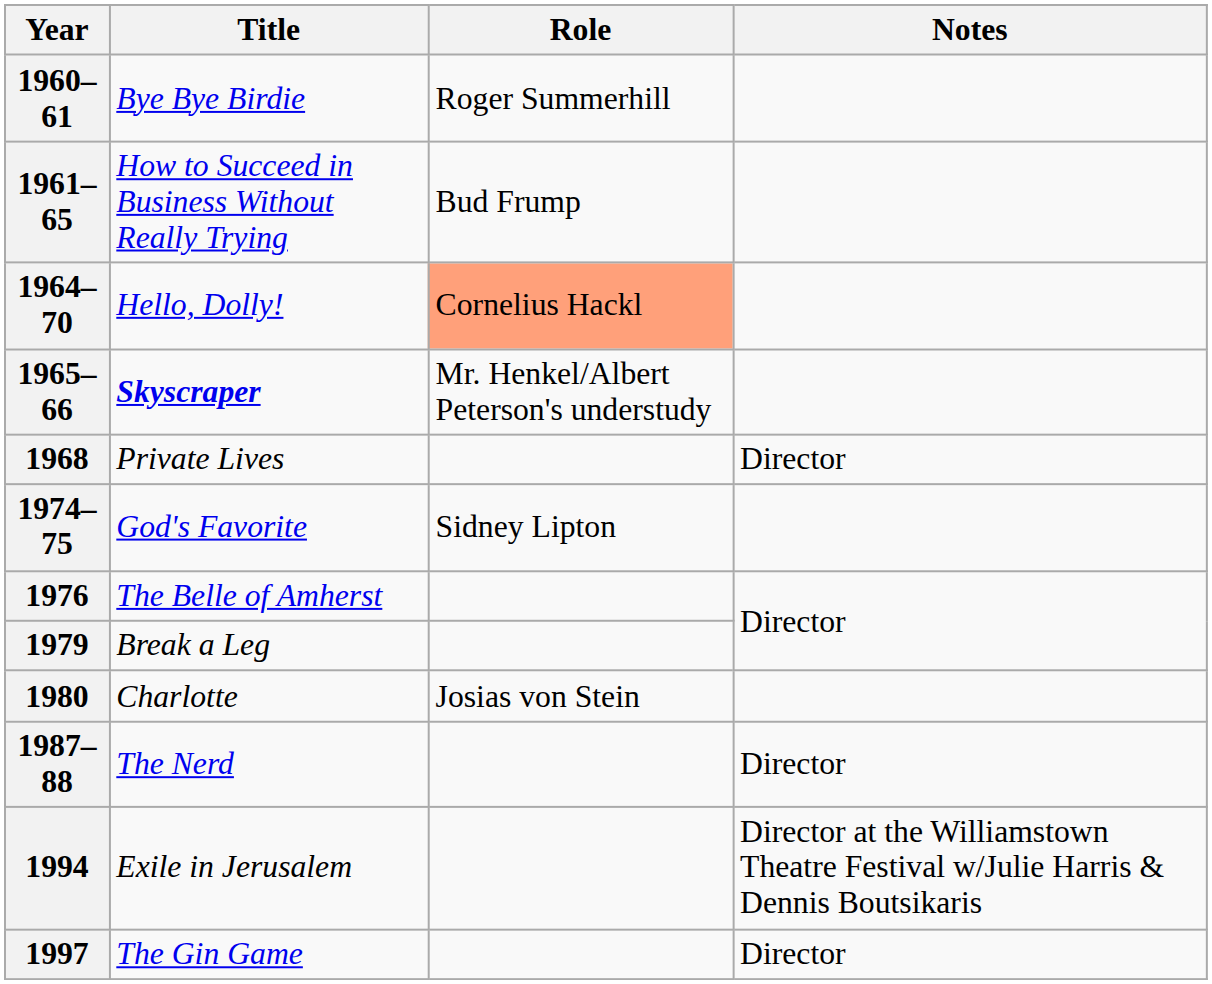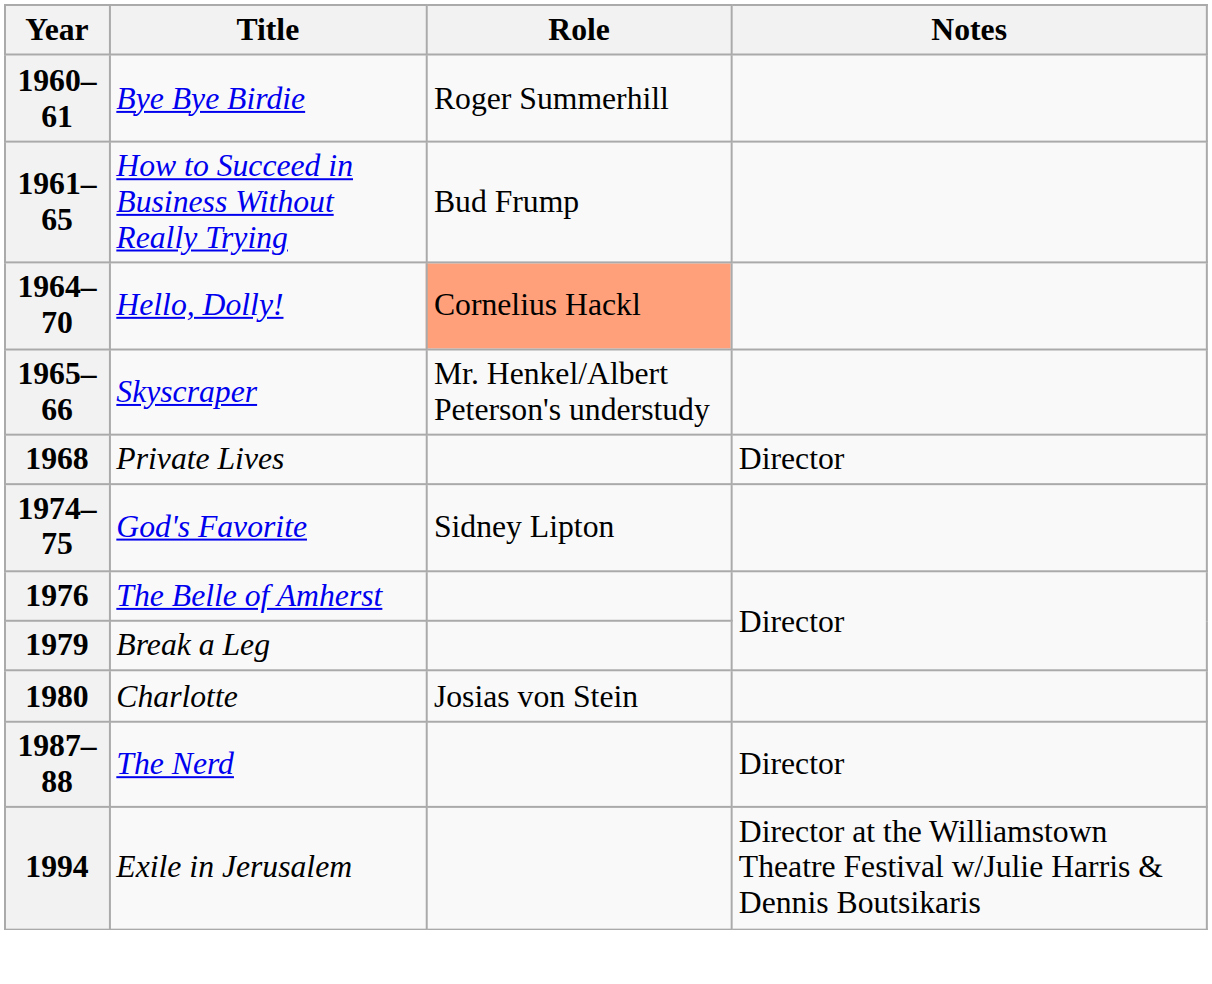(188, 390) bold -> (187, 390) normal
- row: (57, 953)
